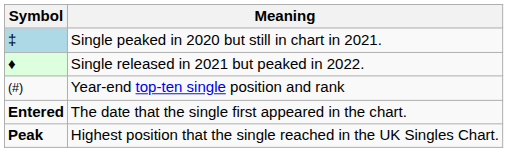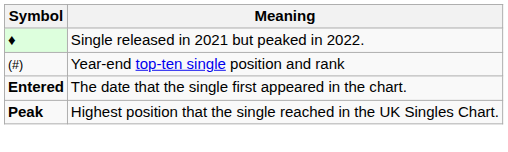- row: (226, 40)
